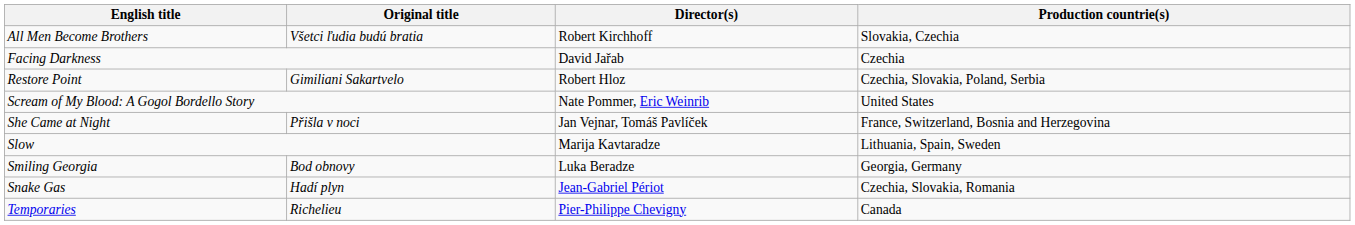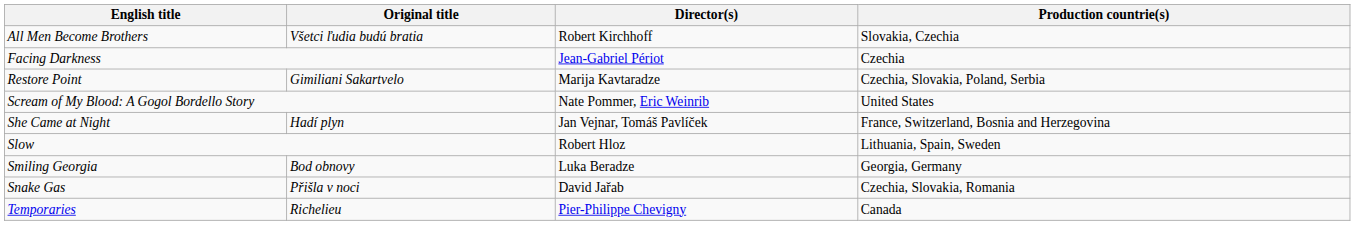(591, 58) David Jařab -> (611, 58) Jean-Gabriel Périot
(592, 79) Robert Hloz -> (609, 79) Marija Kavtaradze
(325, 123) Přišla v noci -> (317, 123) Hadí plyn
(609, 144) Marija Kavtaradze -> (592, 144) Robert Hloz
(317, 187) Hadí plyn -> (325, 187) Přišla v noci
(611, 187) Jean-Gabriel Périot -> (591, 187) David Jařab
